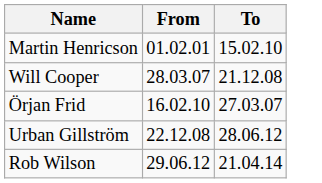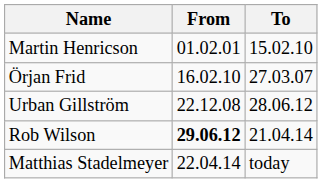- row: (54, 76)
(178, 163) normal -> (209, 134) bold
+ row: (89, 163)
